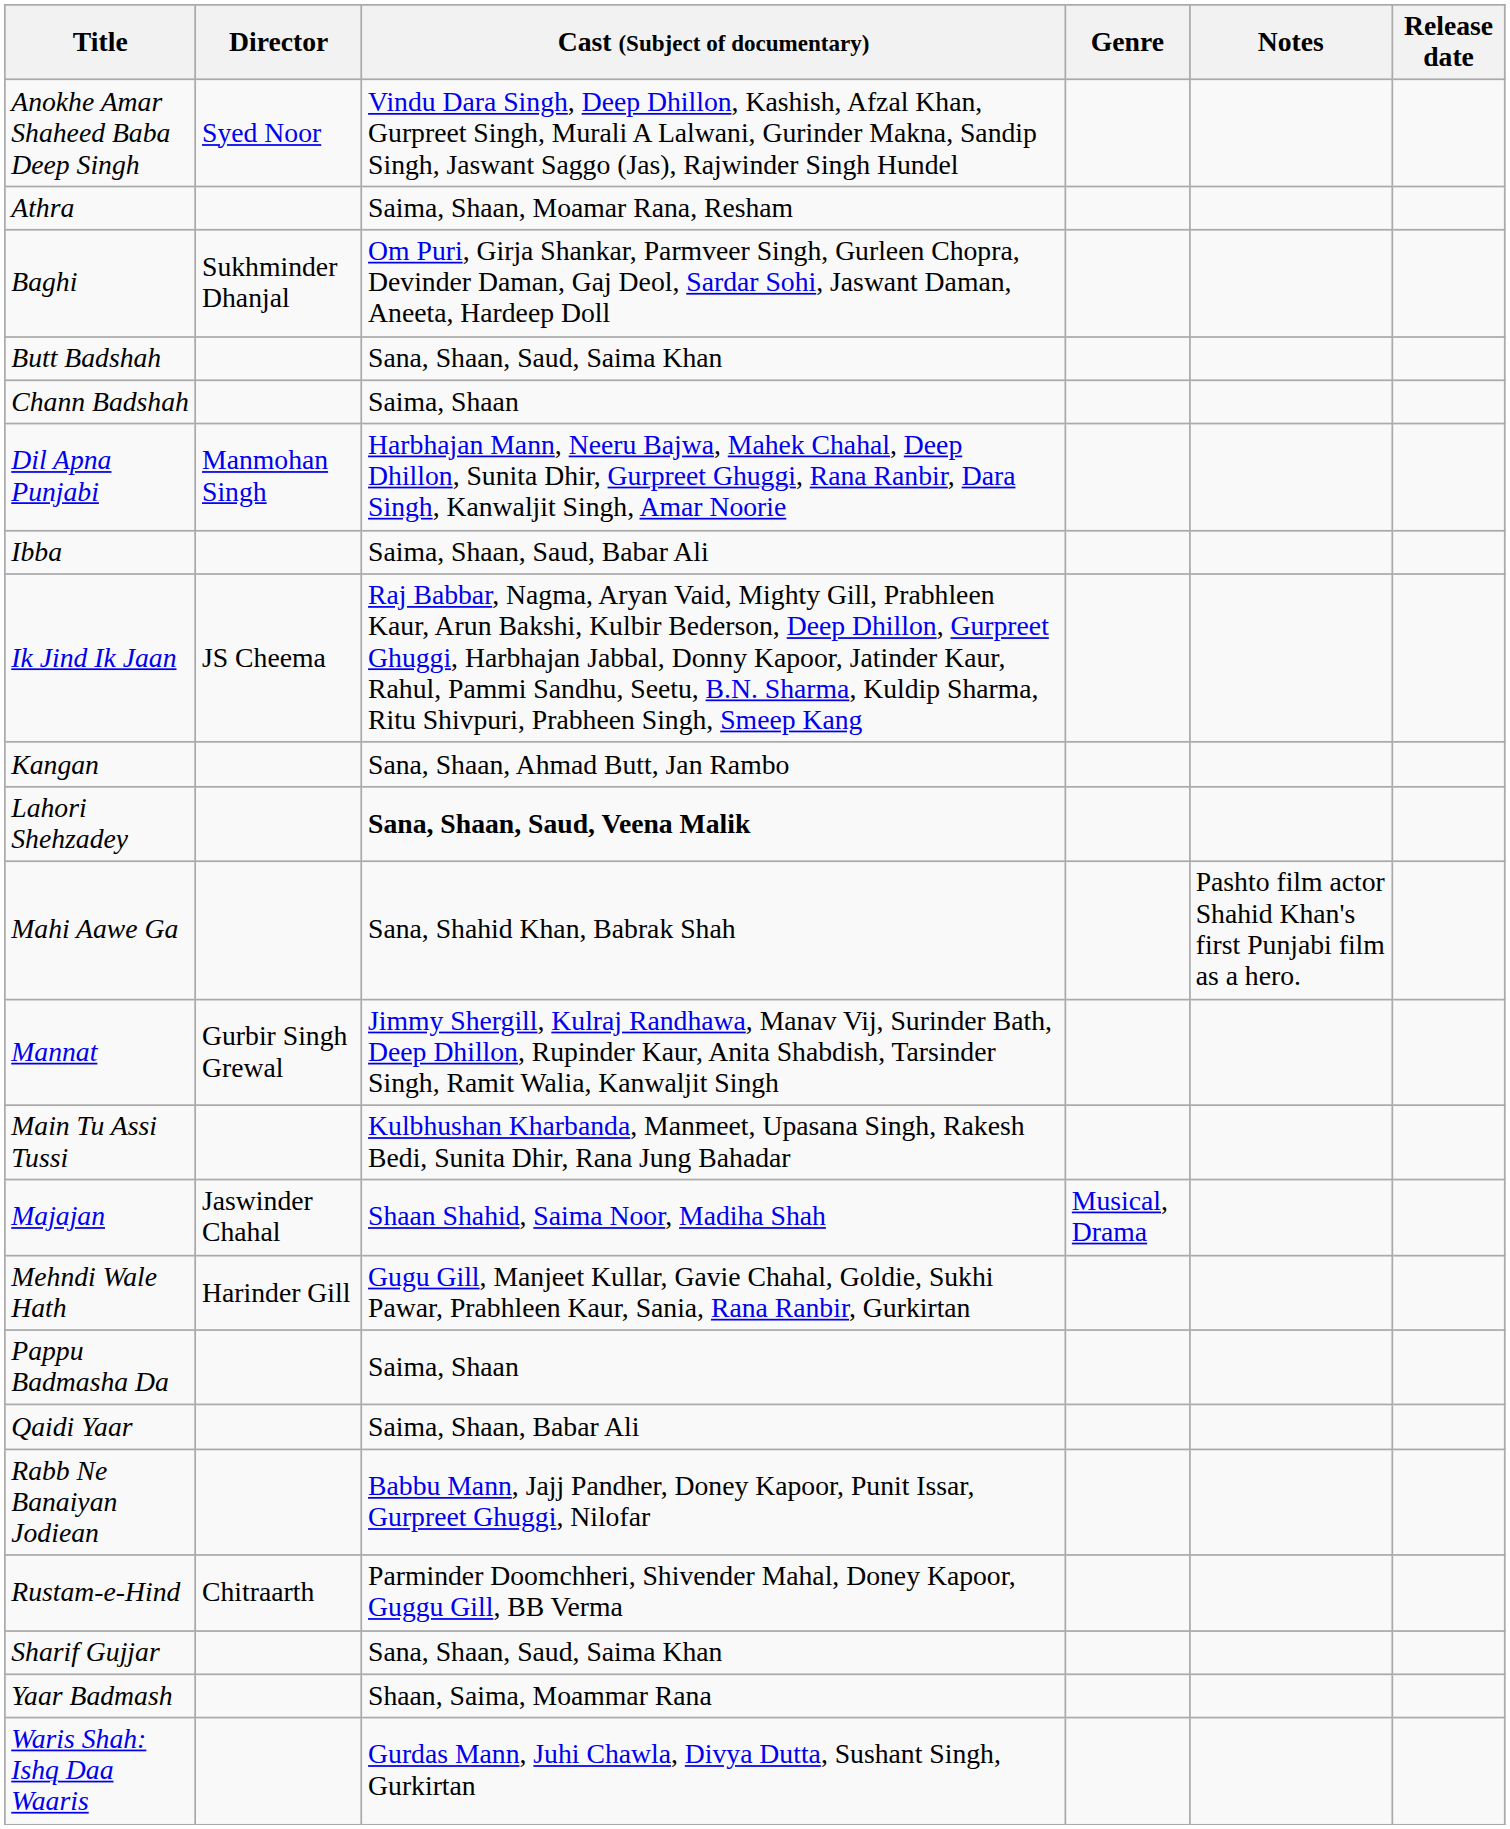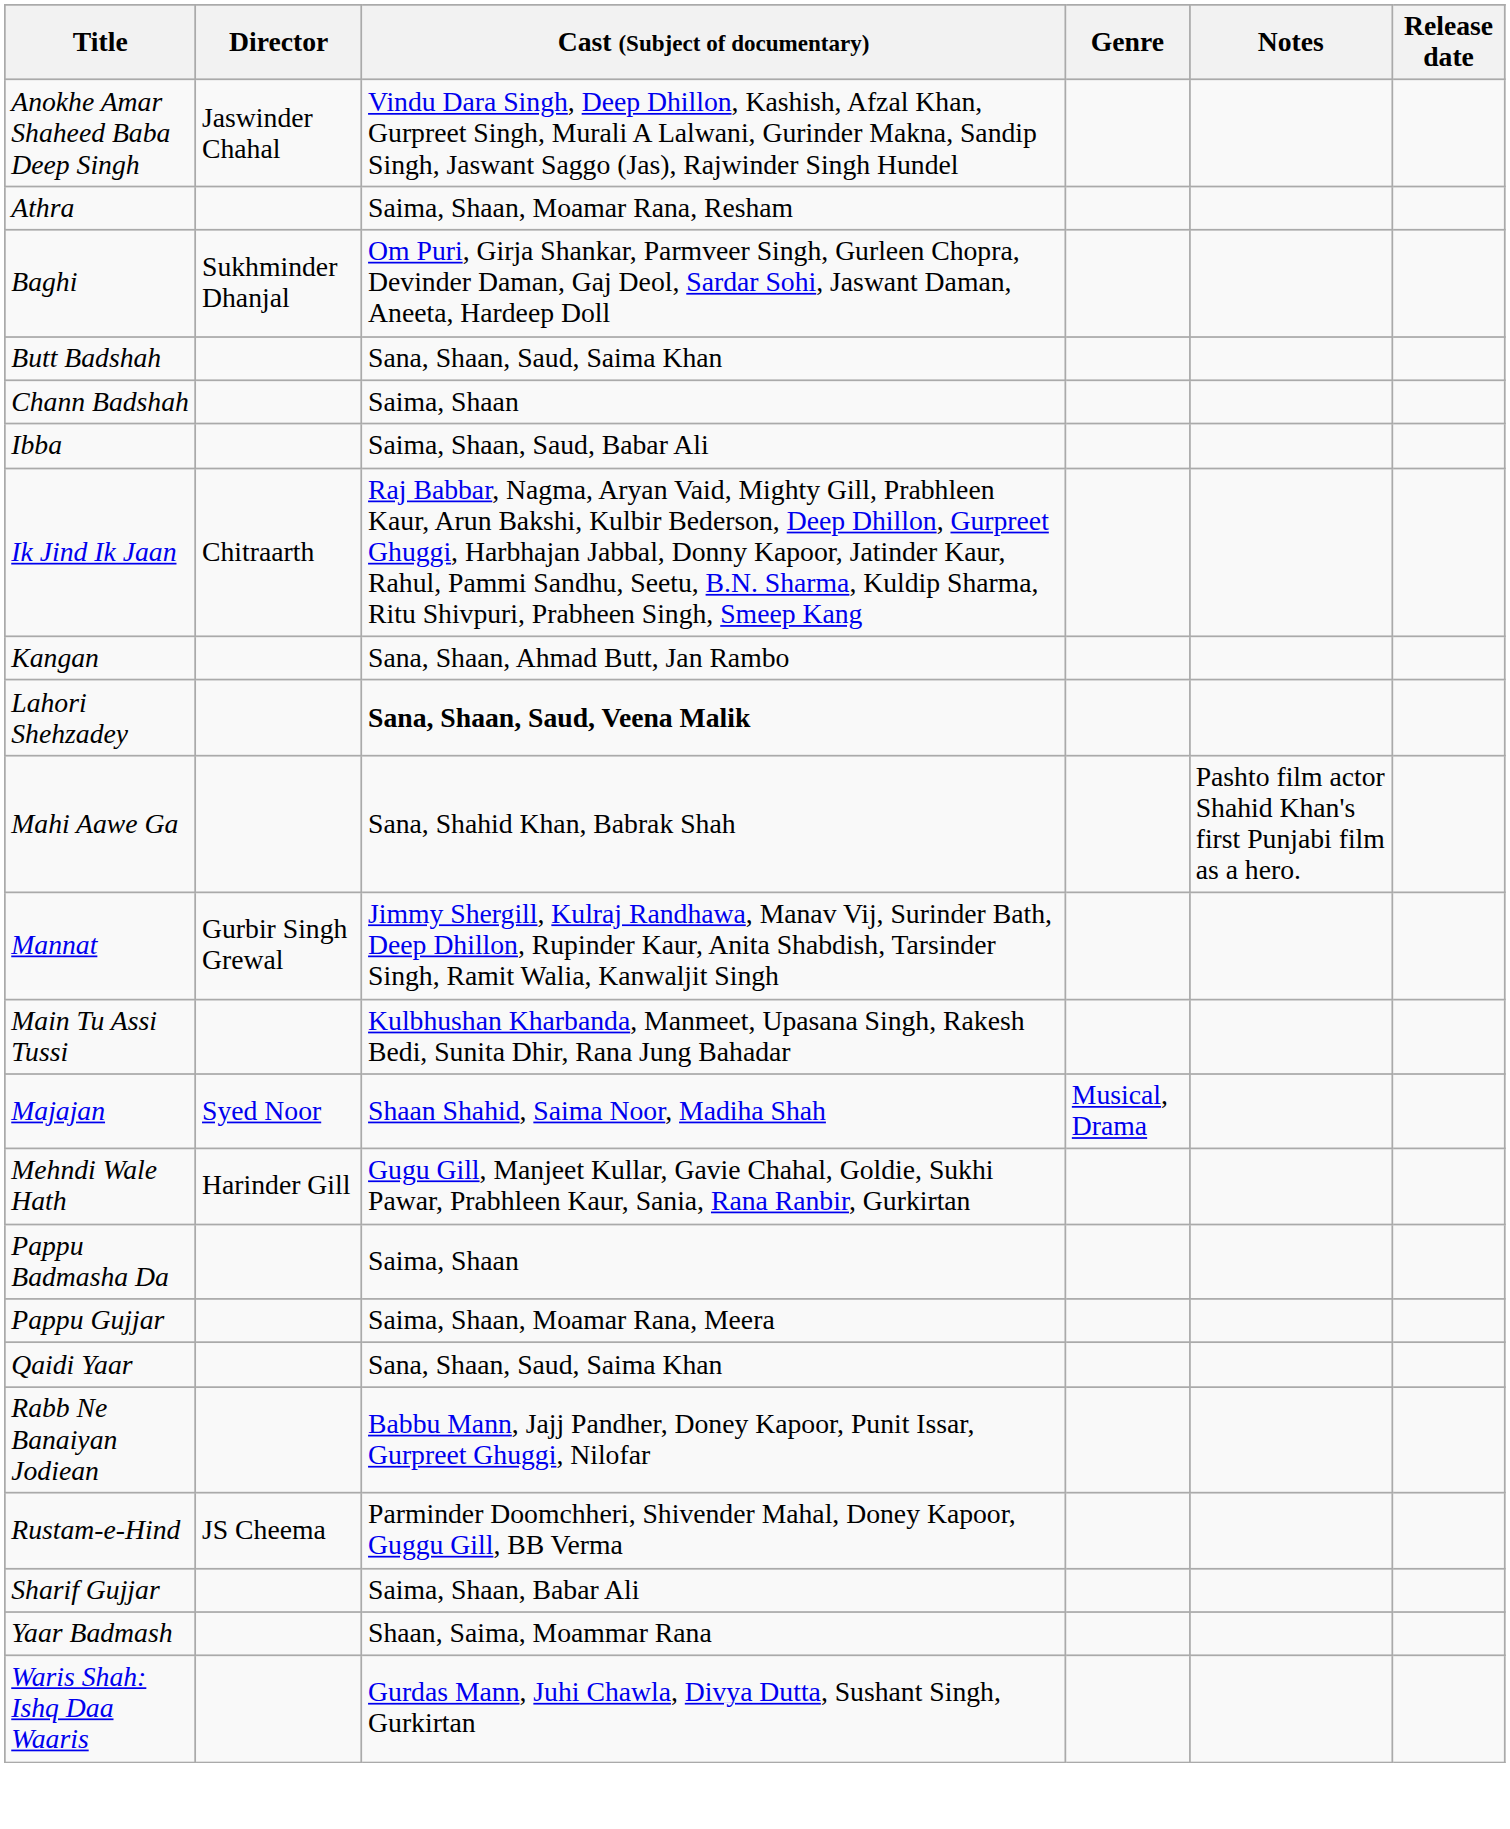(262, 132) Syed Noor -> (257, 132) Jaswinder Chahal
- row: (61, 476)
(264, 657) JS Cheema -> (258, 551) Chitraarth
(257, 1217) Jaswinder Chahal -> (262, 1110) Syed Noor
+ row: (88, 1320)
(504, 1426) Saima, Shaan, Babar Ali -> (545, 1364) Sana, Shaan, Saud, Saima Khan
(258, 1592) Chitraarth -> (264, 1530) JS Cheema
(545, 1651) Sana, Shaan, Saud, Saima Khan -> (504, 1589) Saima, Shaan, Babar Ali
